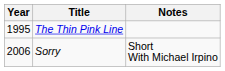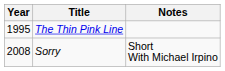(19, 52) 2006 -> (19, 52) 2008
